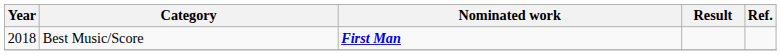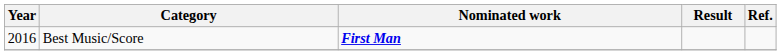(22, 38) 2018 -> (22, 38) 2016
